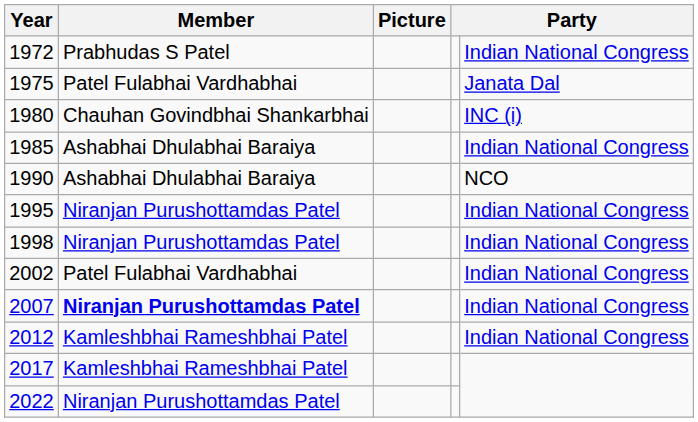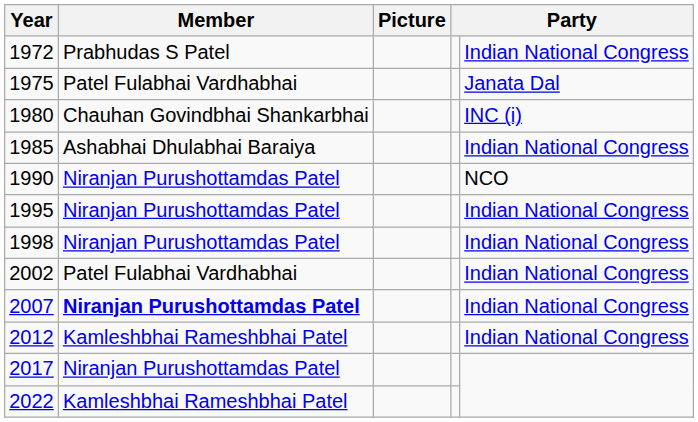(189, 178) Ashabhai Dhulabhai Baraiya -> (201, 178) Niranjan Purushottamdas Patel
(205, 369) Kamleshbhai Rameshbhai Patel -> (201, 369) Niranjan Purushottamdas Patel
(201, 400) Niranjan Purushottamdas Patel -> (205, 400) Kamleshbhai Rameshbhai Patel
